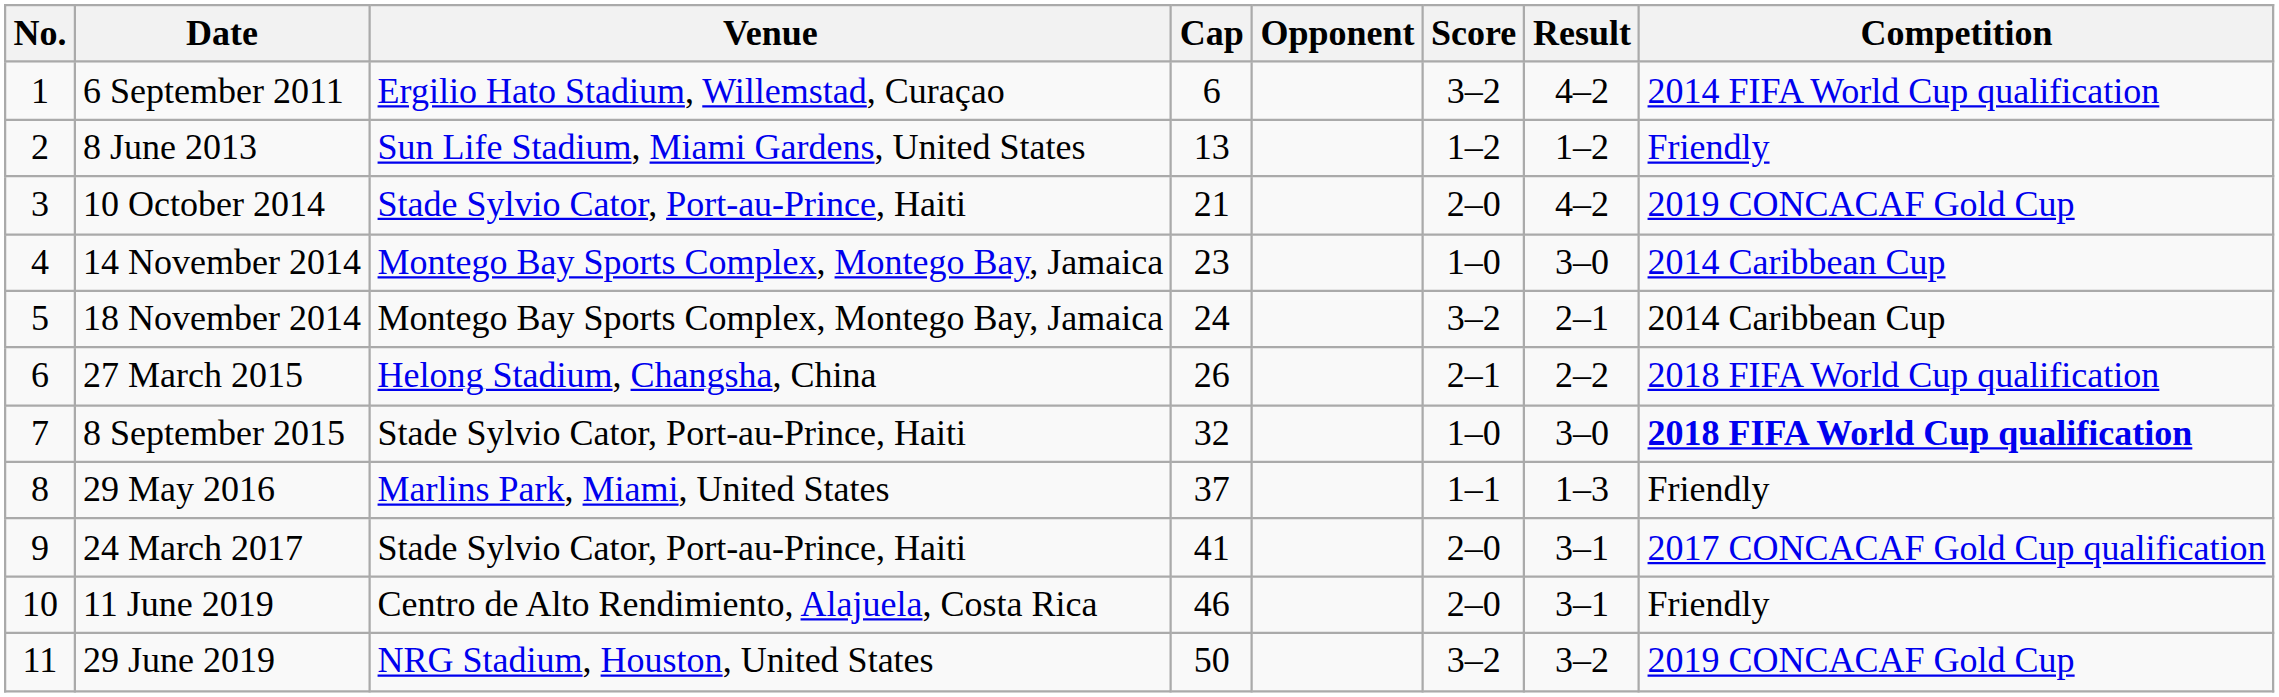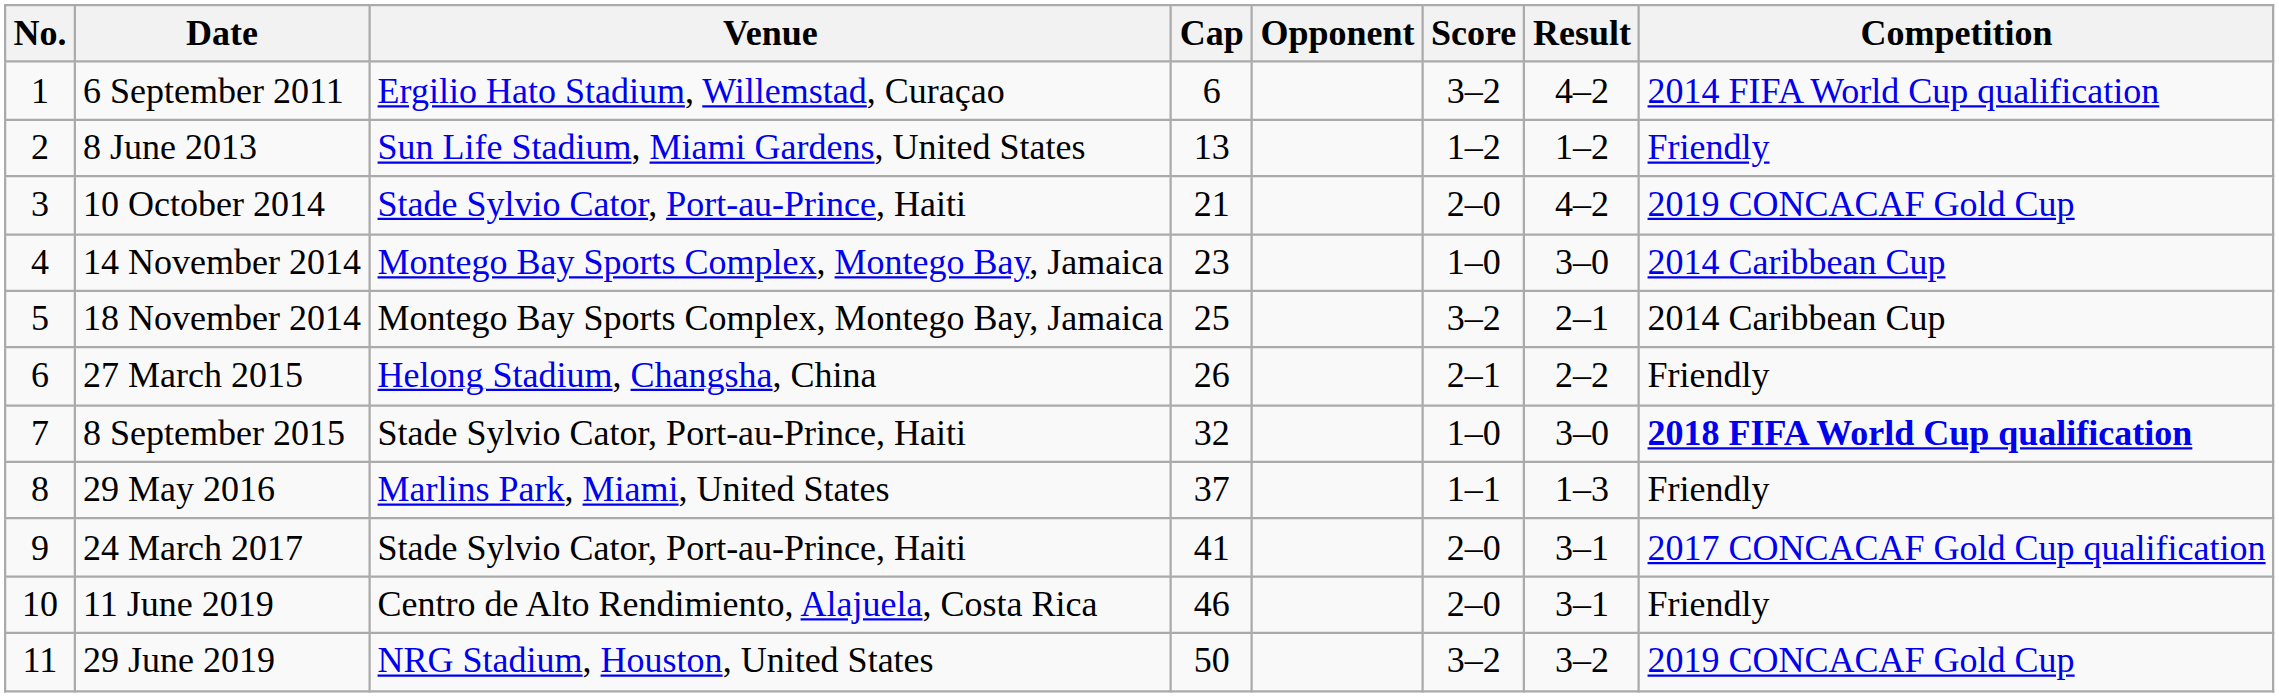(1212, 318) 24 -> (1212, 318) 25
(1903, 375) 2018 FIFA World Cup qualification -> (1709, 375) Friendly
